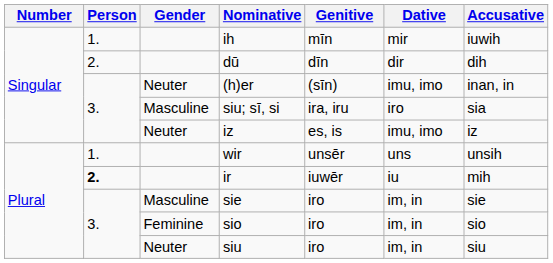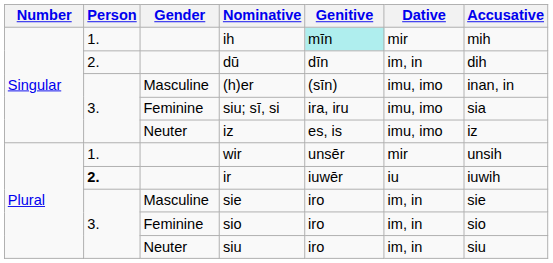(320, 39) no background -> (320, 39) paleturquoise background
(484, 39) iuwih -> (479, 39) mih
(396, 62) dir -> (405, 62) im, in
(165, 85) Neuter -> (176, 85) Masculine
(176, 108) Masculine -> (173, 108) Feminine
(396, 108) iro -> (415, 108) imu, imo
(399, 154) uns -> (398, 154) mir
(479, 177) mih -> (484, 177) iuwih
